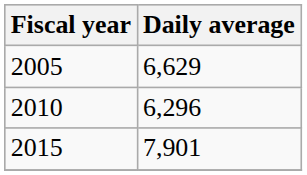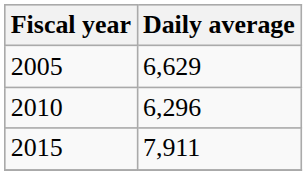(172, 148) 7,901 -> (172, 148) 7,911
